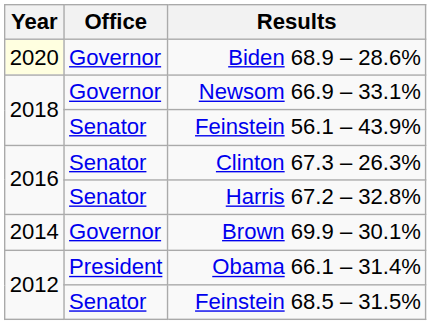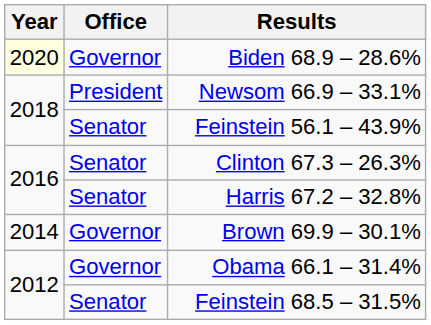(115, 92) Governor -> (116, 92) President
(116, 267) President -> (115, 267) Governor
